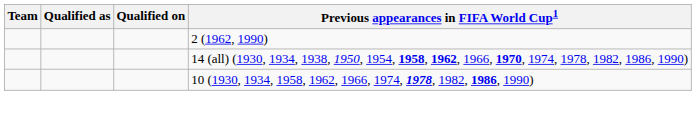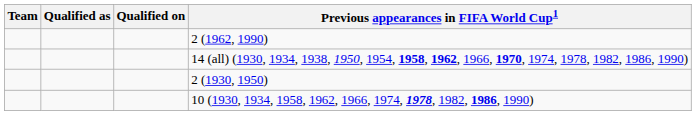+ row: (230, 79)
